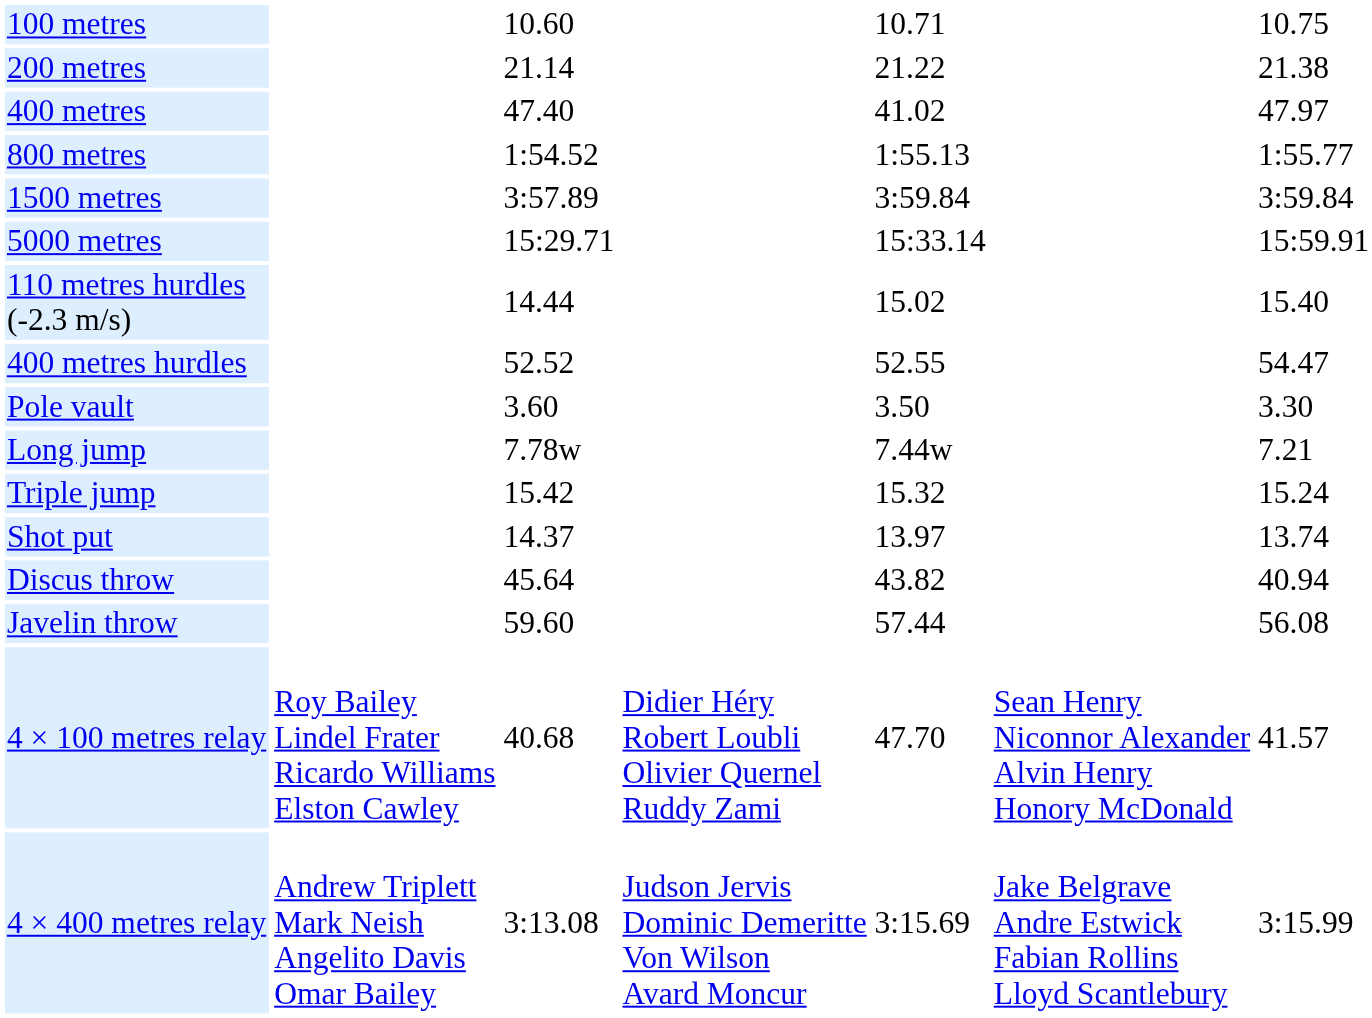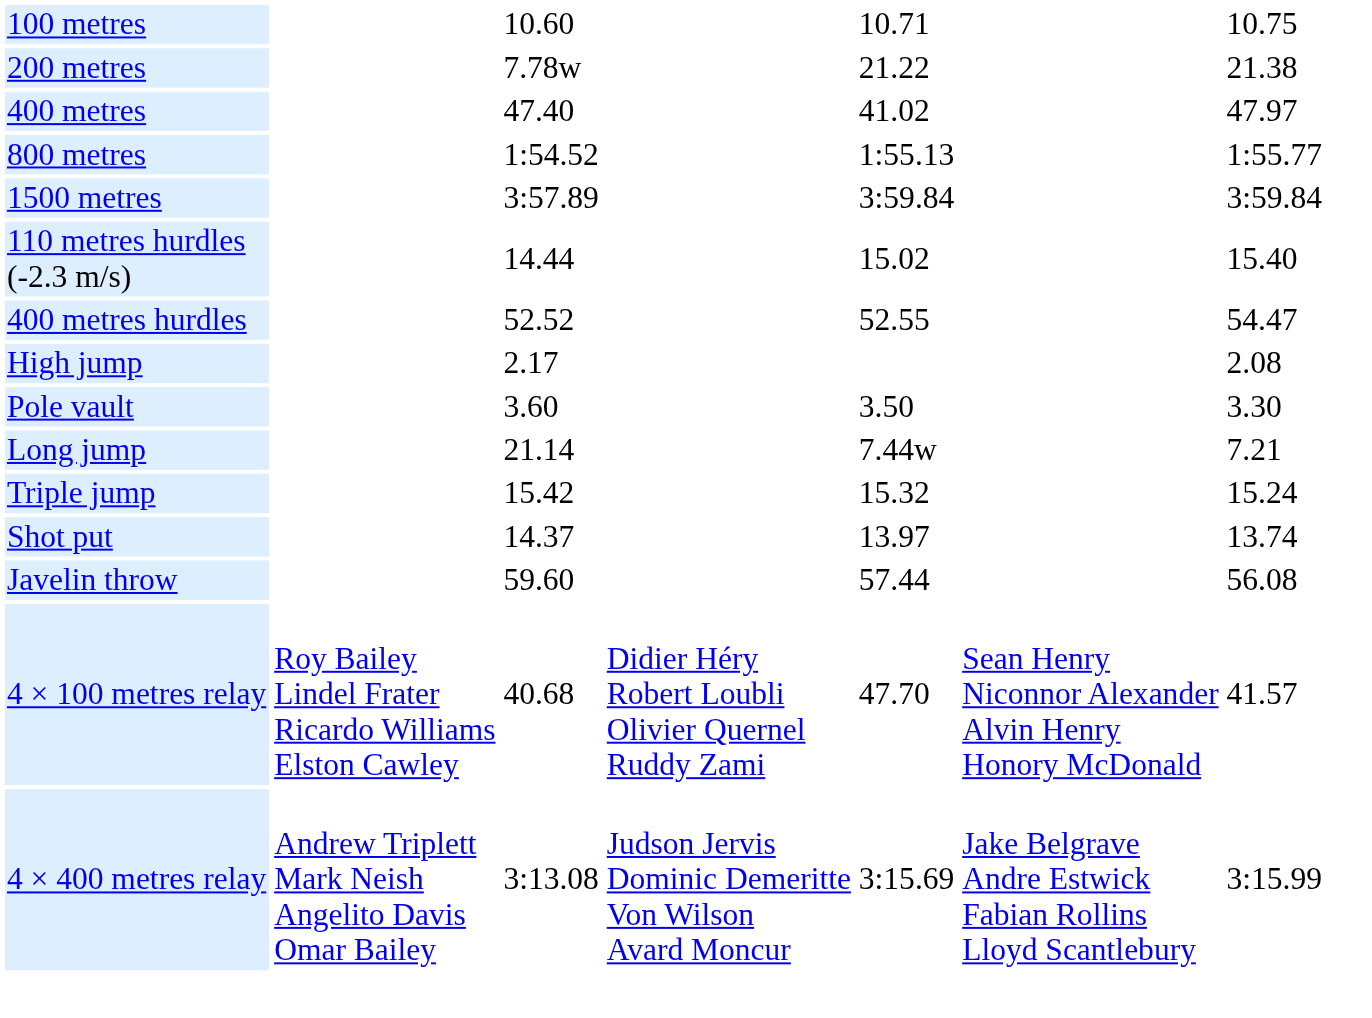(539, 67) 21.14 -> (542, 67) 7.78w
- row: (84, 240)
+ row: (75, 362)
(542, 449) 7.78w -> (539, 449) 21.14
- row: (91, 579)
